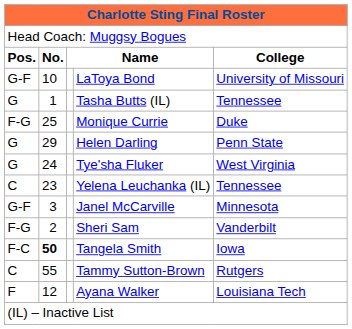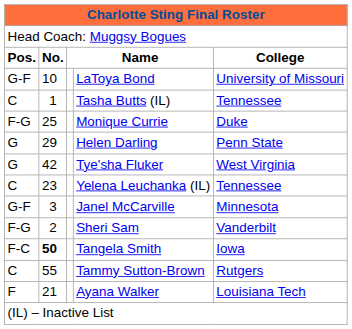(13, 100) G -> (12, 100) C
(50, 164) 24 -> (50, 164) 42
(50, 292) 12 -> (50, 292) 21
